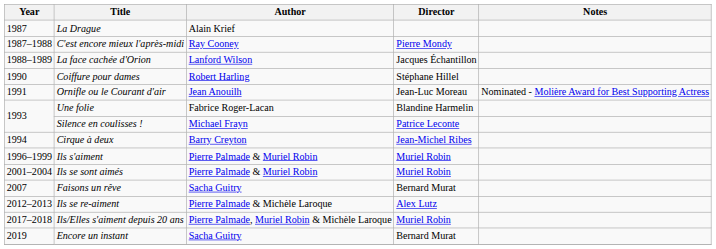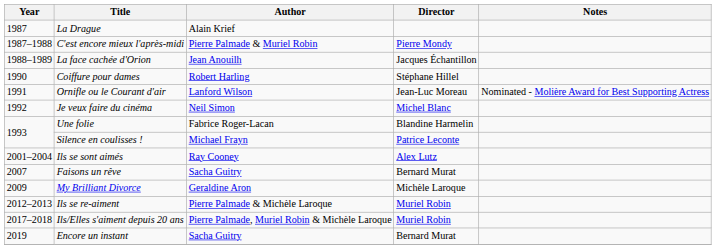(214, 44) Ray Cooney -> (253, 44) Pierre Palmade & Muriel Robin
(220, 60) Lanford Wilson -> (215, 60) Jean Anouilh
(215, 92) Jean Anouilh -> (220, 92) Lanford Wilson
+ row: (104, 108)
- row: (85, 140)
- row: (80, 156)
(253, 172) Pierre Palmade & Muriel Robin -> (214, 156) Ray Cooney
(424, 172) Muriel Robin -> (417, 156) Alex Lutz
+ row: (99, 188)
(417, 204) Alex Lutz -> (424, 204) Muriel Robin
